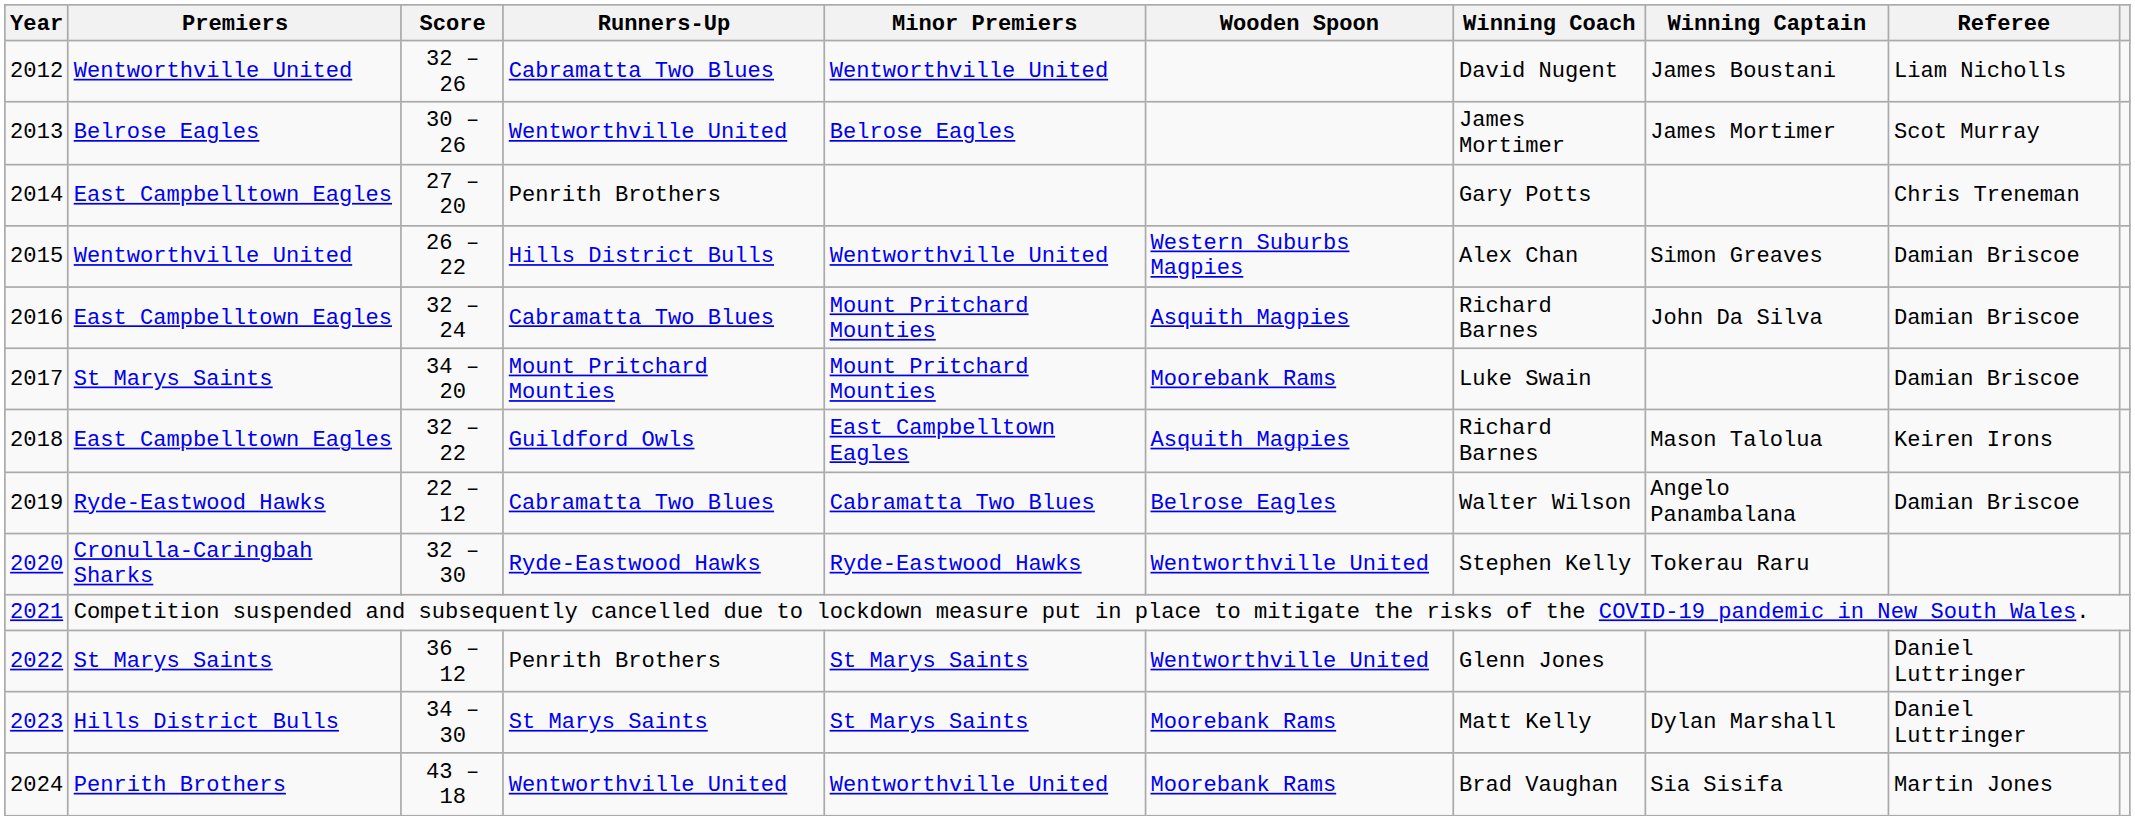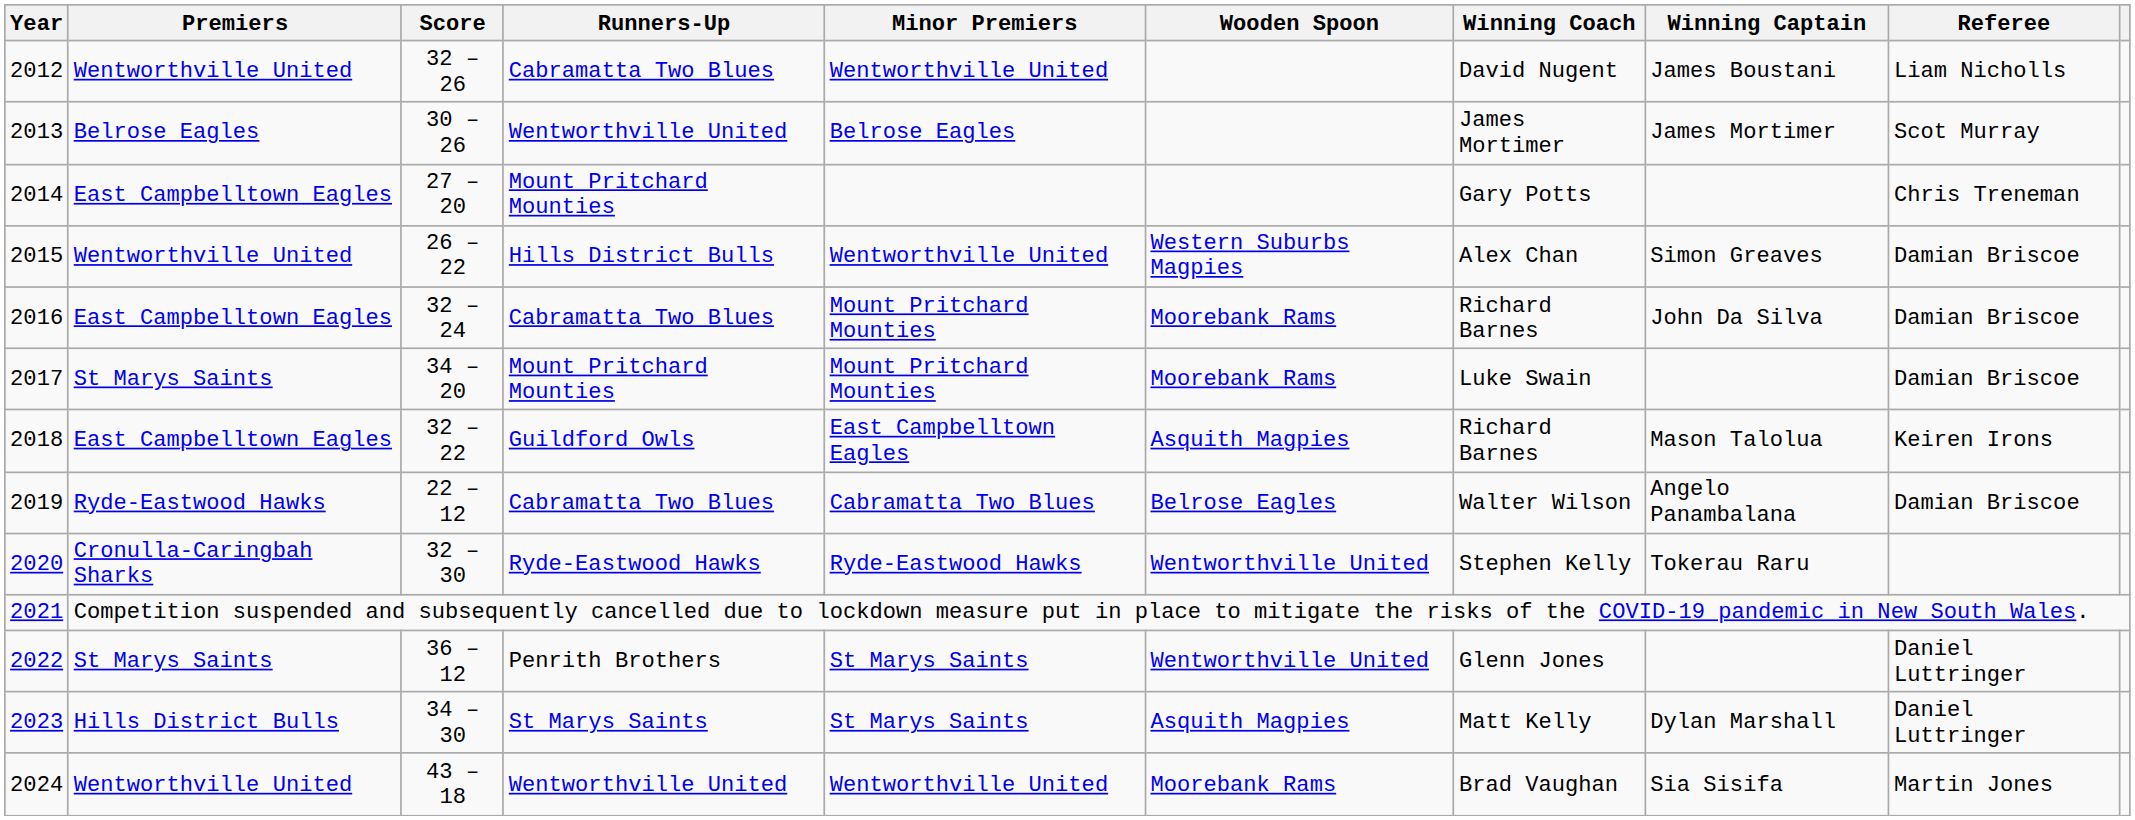(615, 195) Penrith Brothers -> (608, 195) Mount Pritchard Mounties
(1250, 318) Asquith Magpies -> (1243, 318) Moorebank Rams
(1243, 723) Moorebank Rams -> (1250, 723) Asquith Magpies
(180, 784) Penrith Brothers -> (213, 784) Wentworthville United
